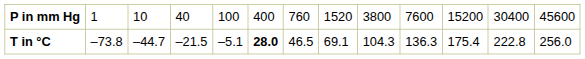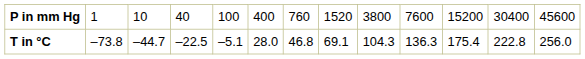(191, 41) –21.5 -> (191, 41) –22.5
(266, 41) bold -> (266, 41) normal
(301, 41) 46.5 -> (301, 41) 46.8
